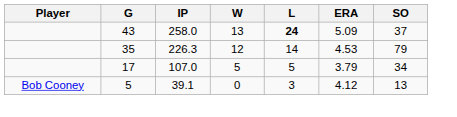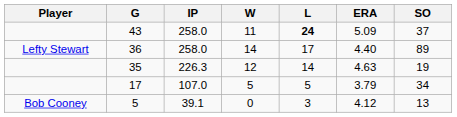(237, 31) 13 -> (250, 31) 11
+ row: (135, 49)
(346, 49) 4.53 -> (365, 67) 4.63
(401, 49) 79 -> (423, 67) 19
